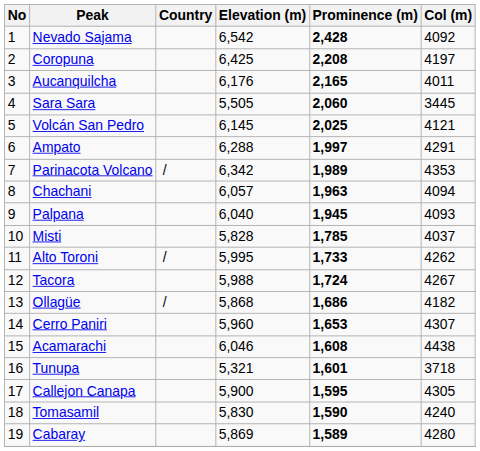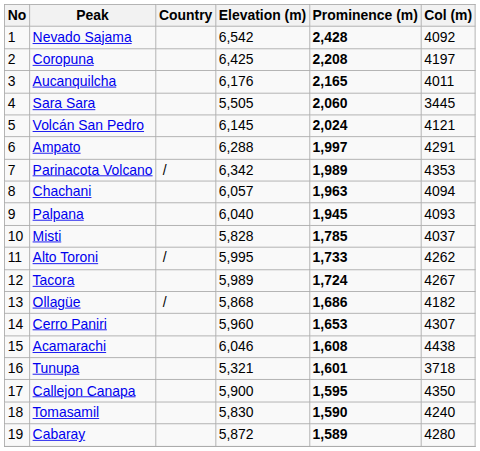(330, 125) 2,025 -> (330, 125) 2,024
(236, 280) 5,988 -> (236, 280) 5,989
(440, 390) 4305 -> (440, 390) 4350
(236, 434) 5,869 -> (236, 434) 5,872
